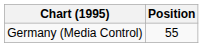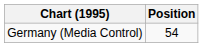(172, 33) 55 -> (172, 33) 54
